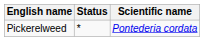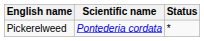columns swapped: (155, 12) <-> (92, 12)
